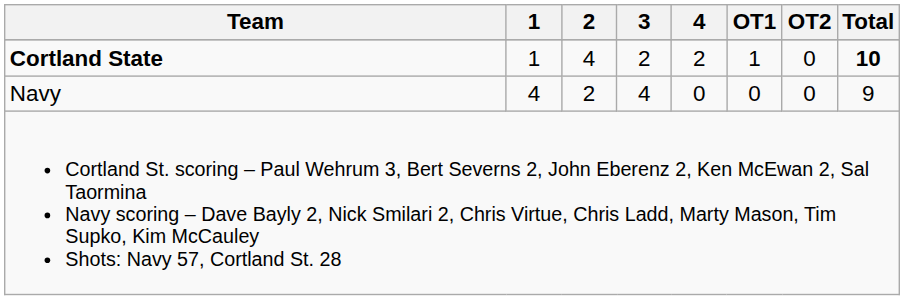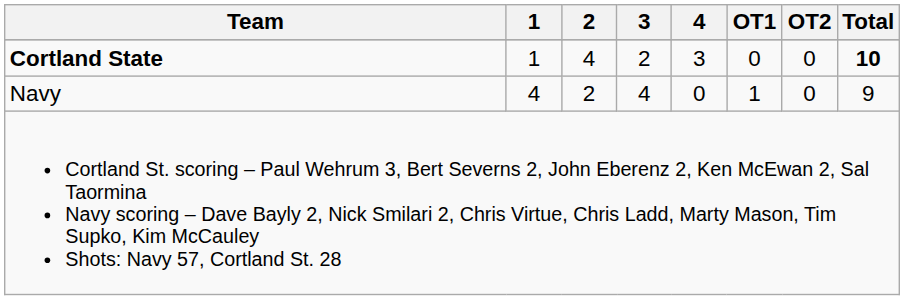(699, 57) 2 -> (699, 57) 3
(754, 57) 1 -> (754, 57) 0
(754, 93) 0 -> (754, 93) 1
